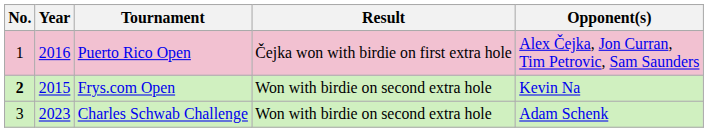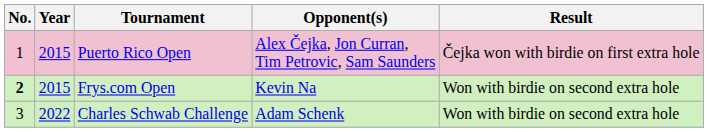columns swapped: (609, 17) <-> (384, 17)
(55, 53) 2016 -> (55, 53) 2015
(55, 114) 2023 -> (55, 114) 2022
